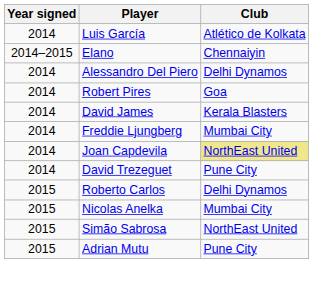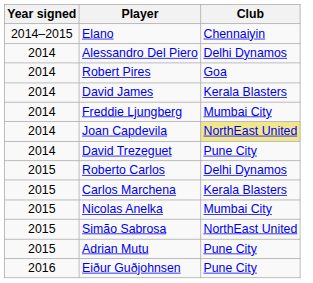- row: (114, 33)
+ row: (129, 190)
+ row: (131, 268)
